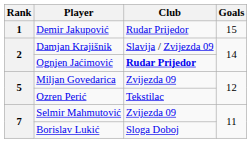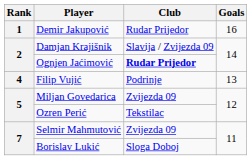(231, 29) 15 -> (231, 29) 16
+ row: (59, 79)
